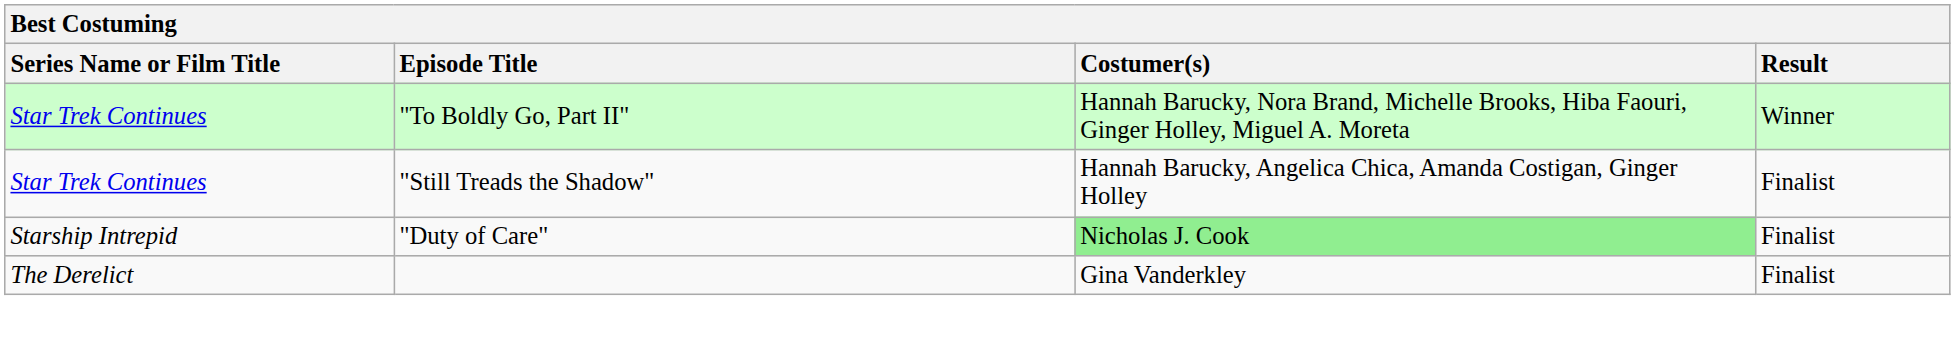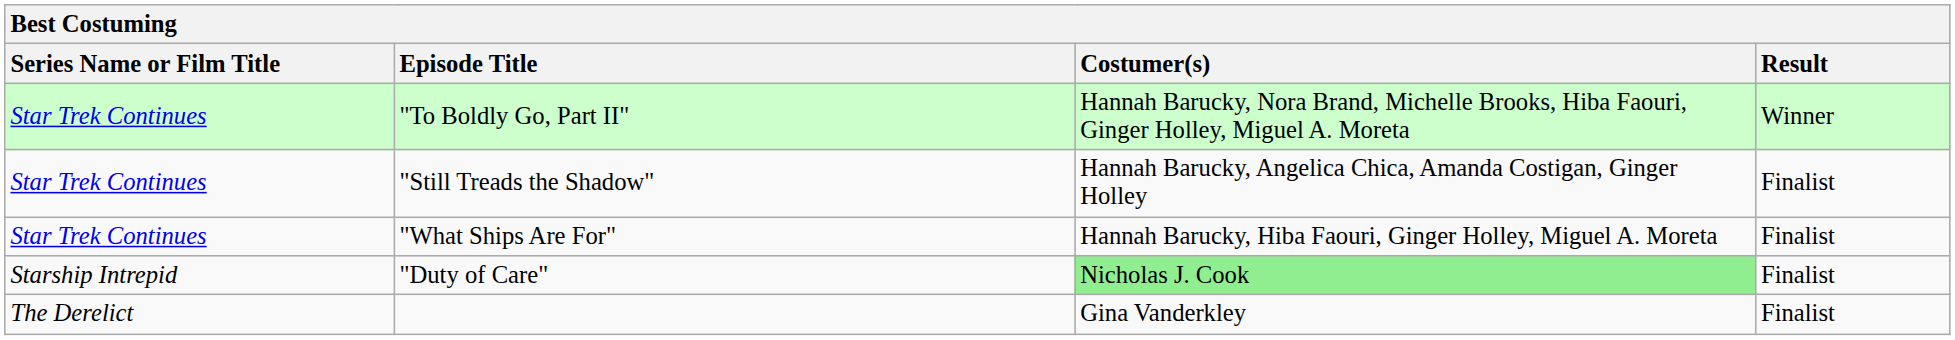+ row: (508, 235)
